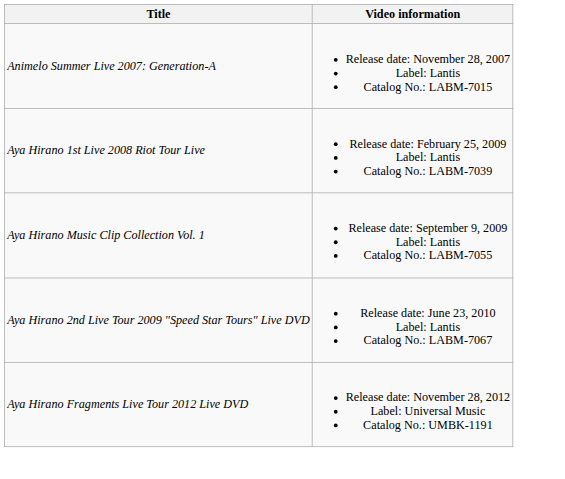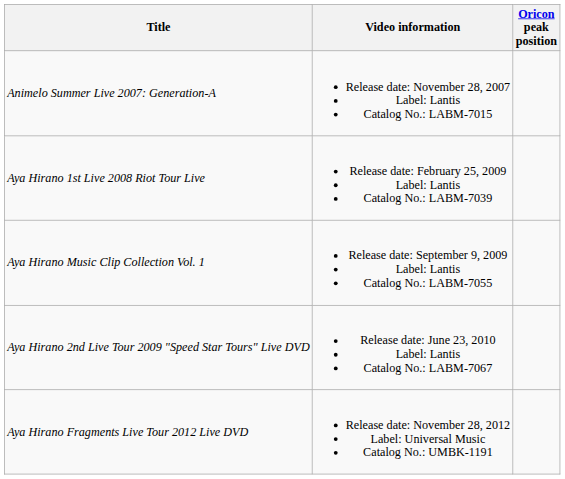+ column: (536, 27)
